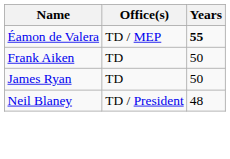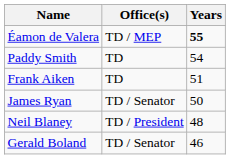+ row: (42, 57)
(197, 57) 50 -> (197, 79) 51
(114, 79) TD -> (140, 100) TD / Senator
+ row: (47, 143)
